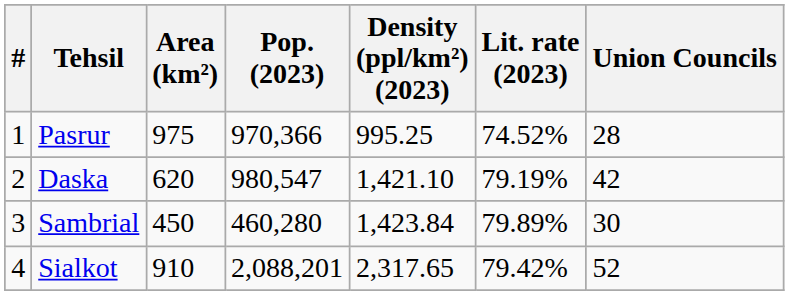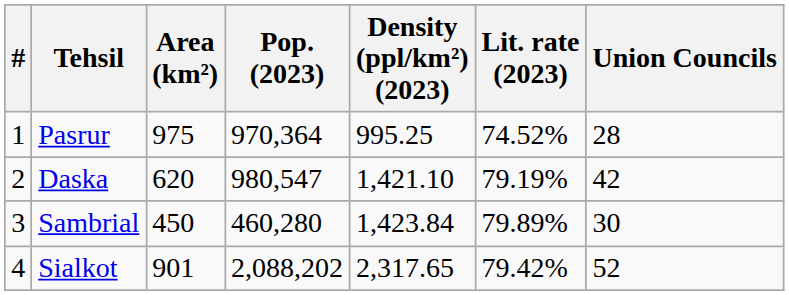(277, 134) 970,366 -> (277, 134) 970,364
(173, 267) 910 -> (173, 267) 901
(287, 267) 2,088,201 -> (287, 267) 2,088,202
